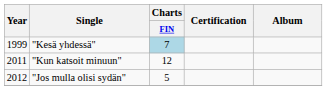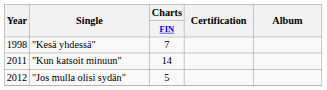(17, 45) 1999 -> (17, 45) 1998
(167, 45) lightblue background -> (167, 45) no background
(167, 61) 12 -> (167, 61) 14
